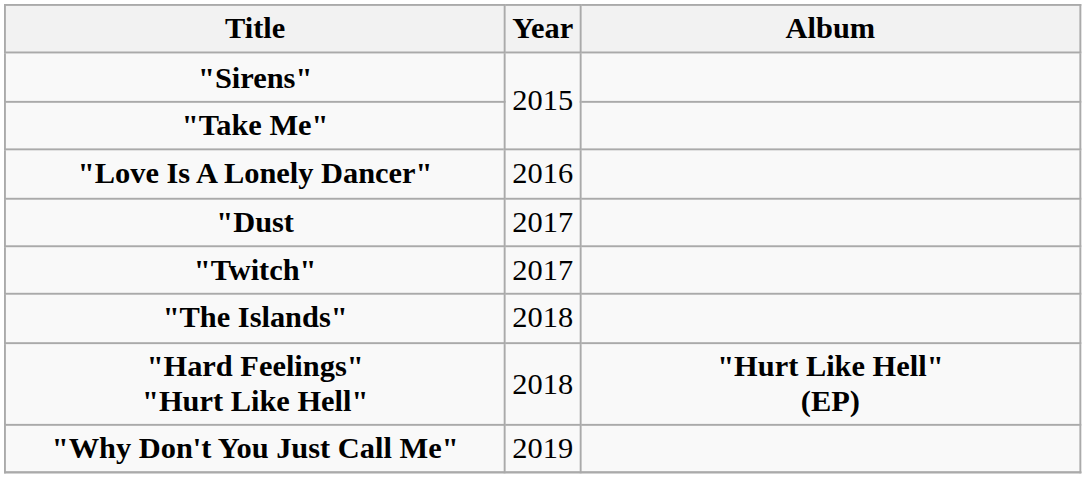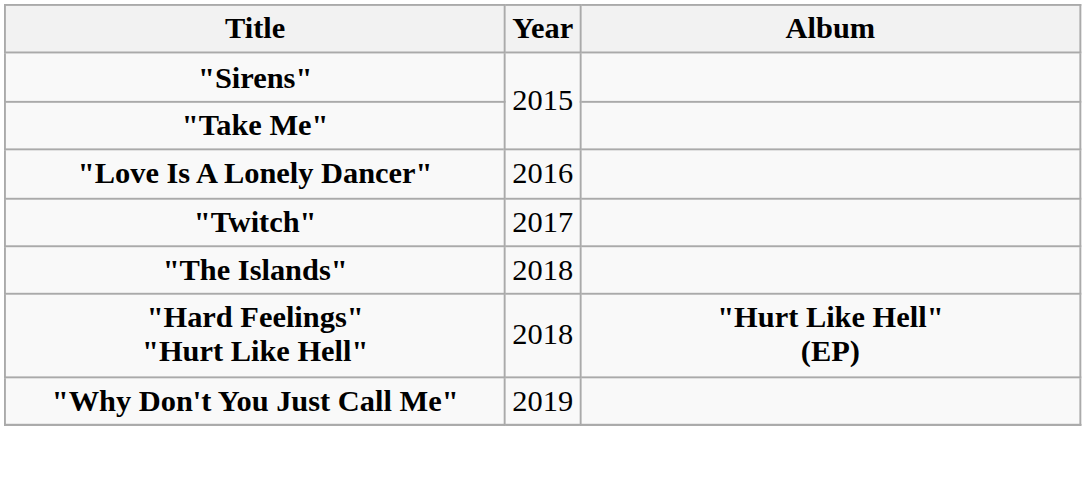- row: (255, 221)
